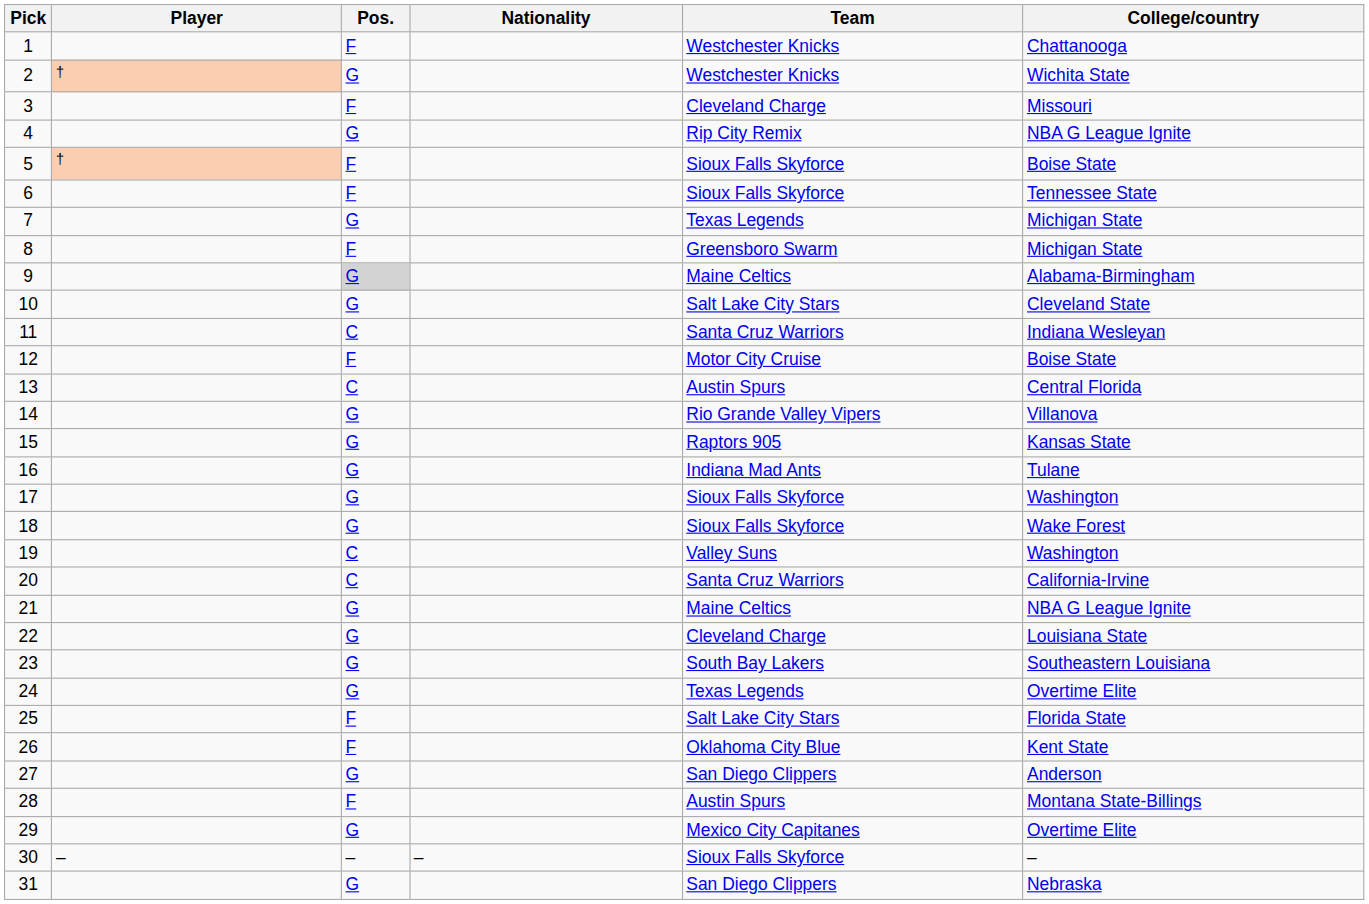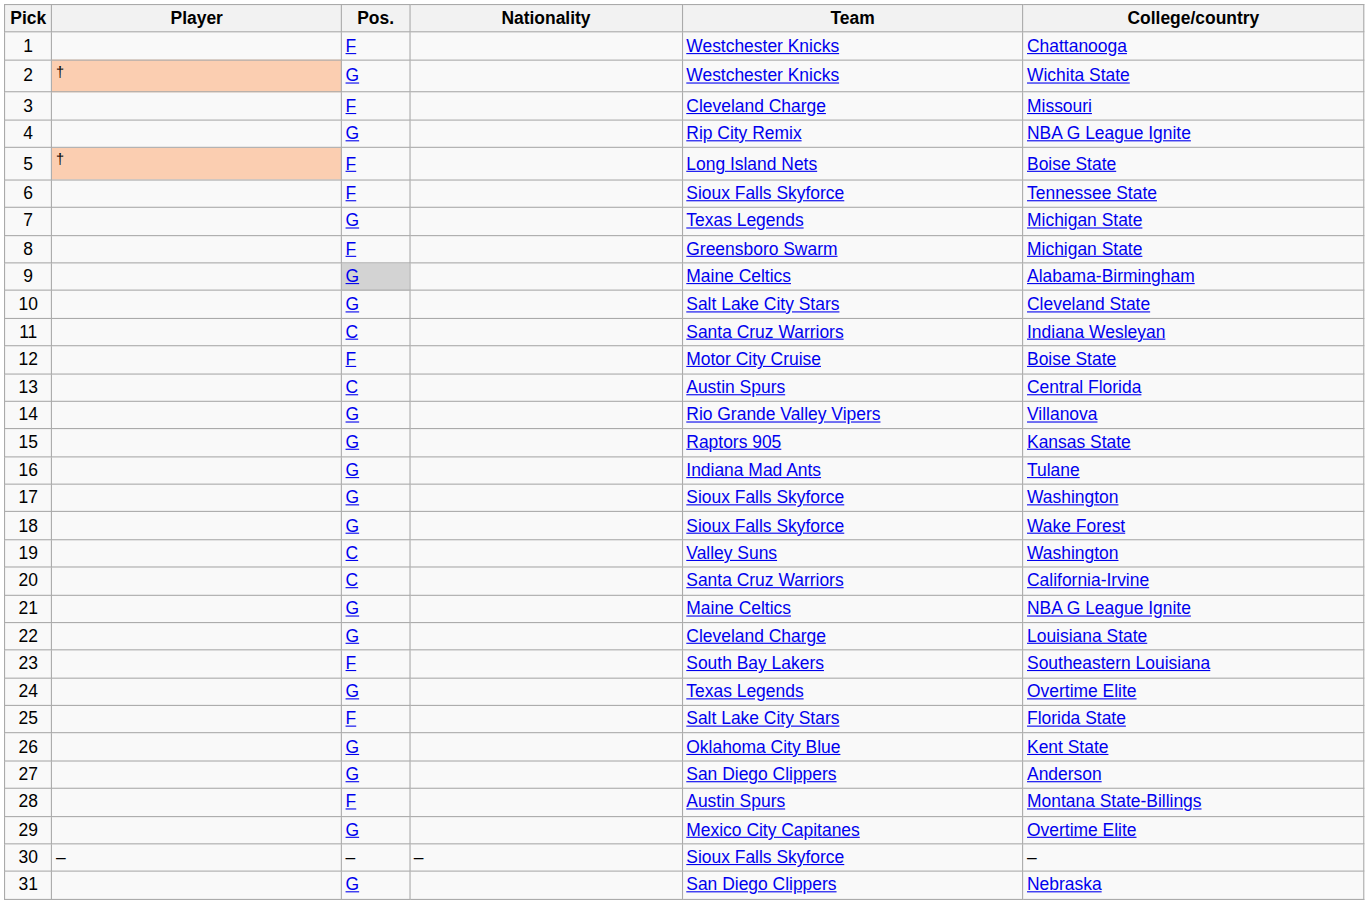(765, 163) Sioux Falls Skyforce -> (752, 163) Long Island Nets
(352, 663) G -> (351, 663) F
(351, 746) F -> (352, 746) G
